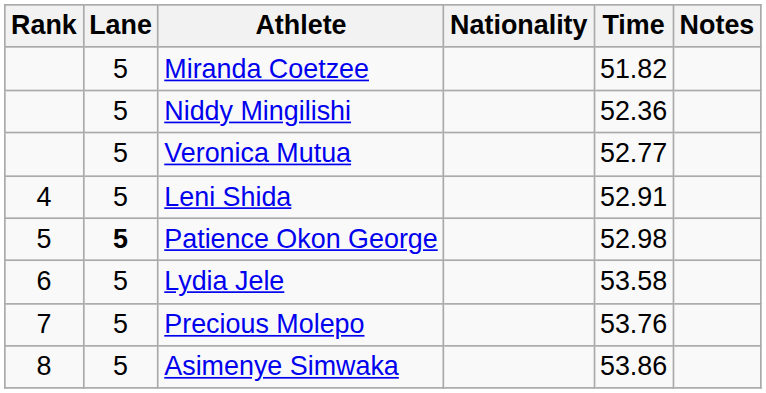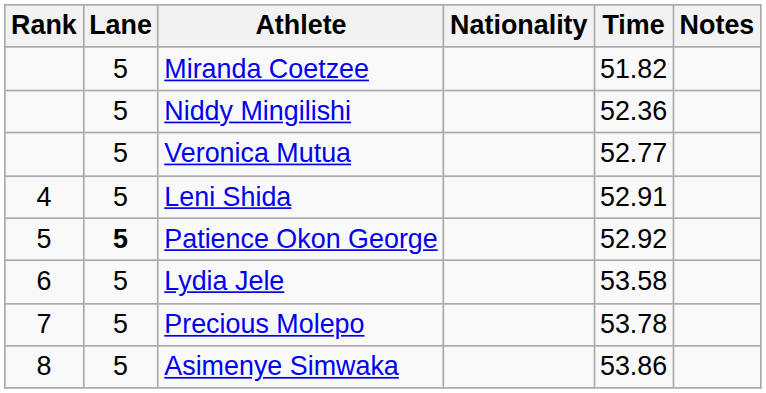(634, 238) 52.98 -> (634, 238) 52.92
(634, 324) 53.76 -> (634, 324) 53.78
